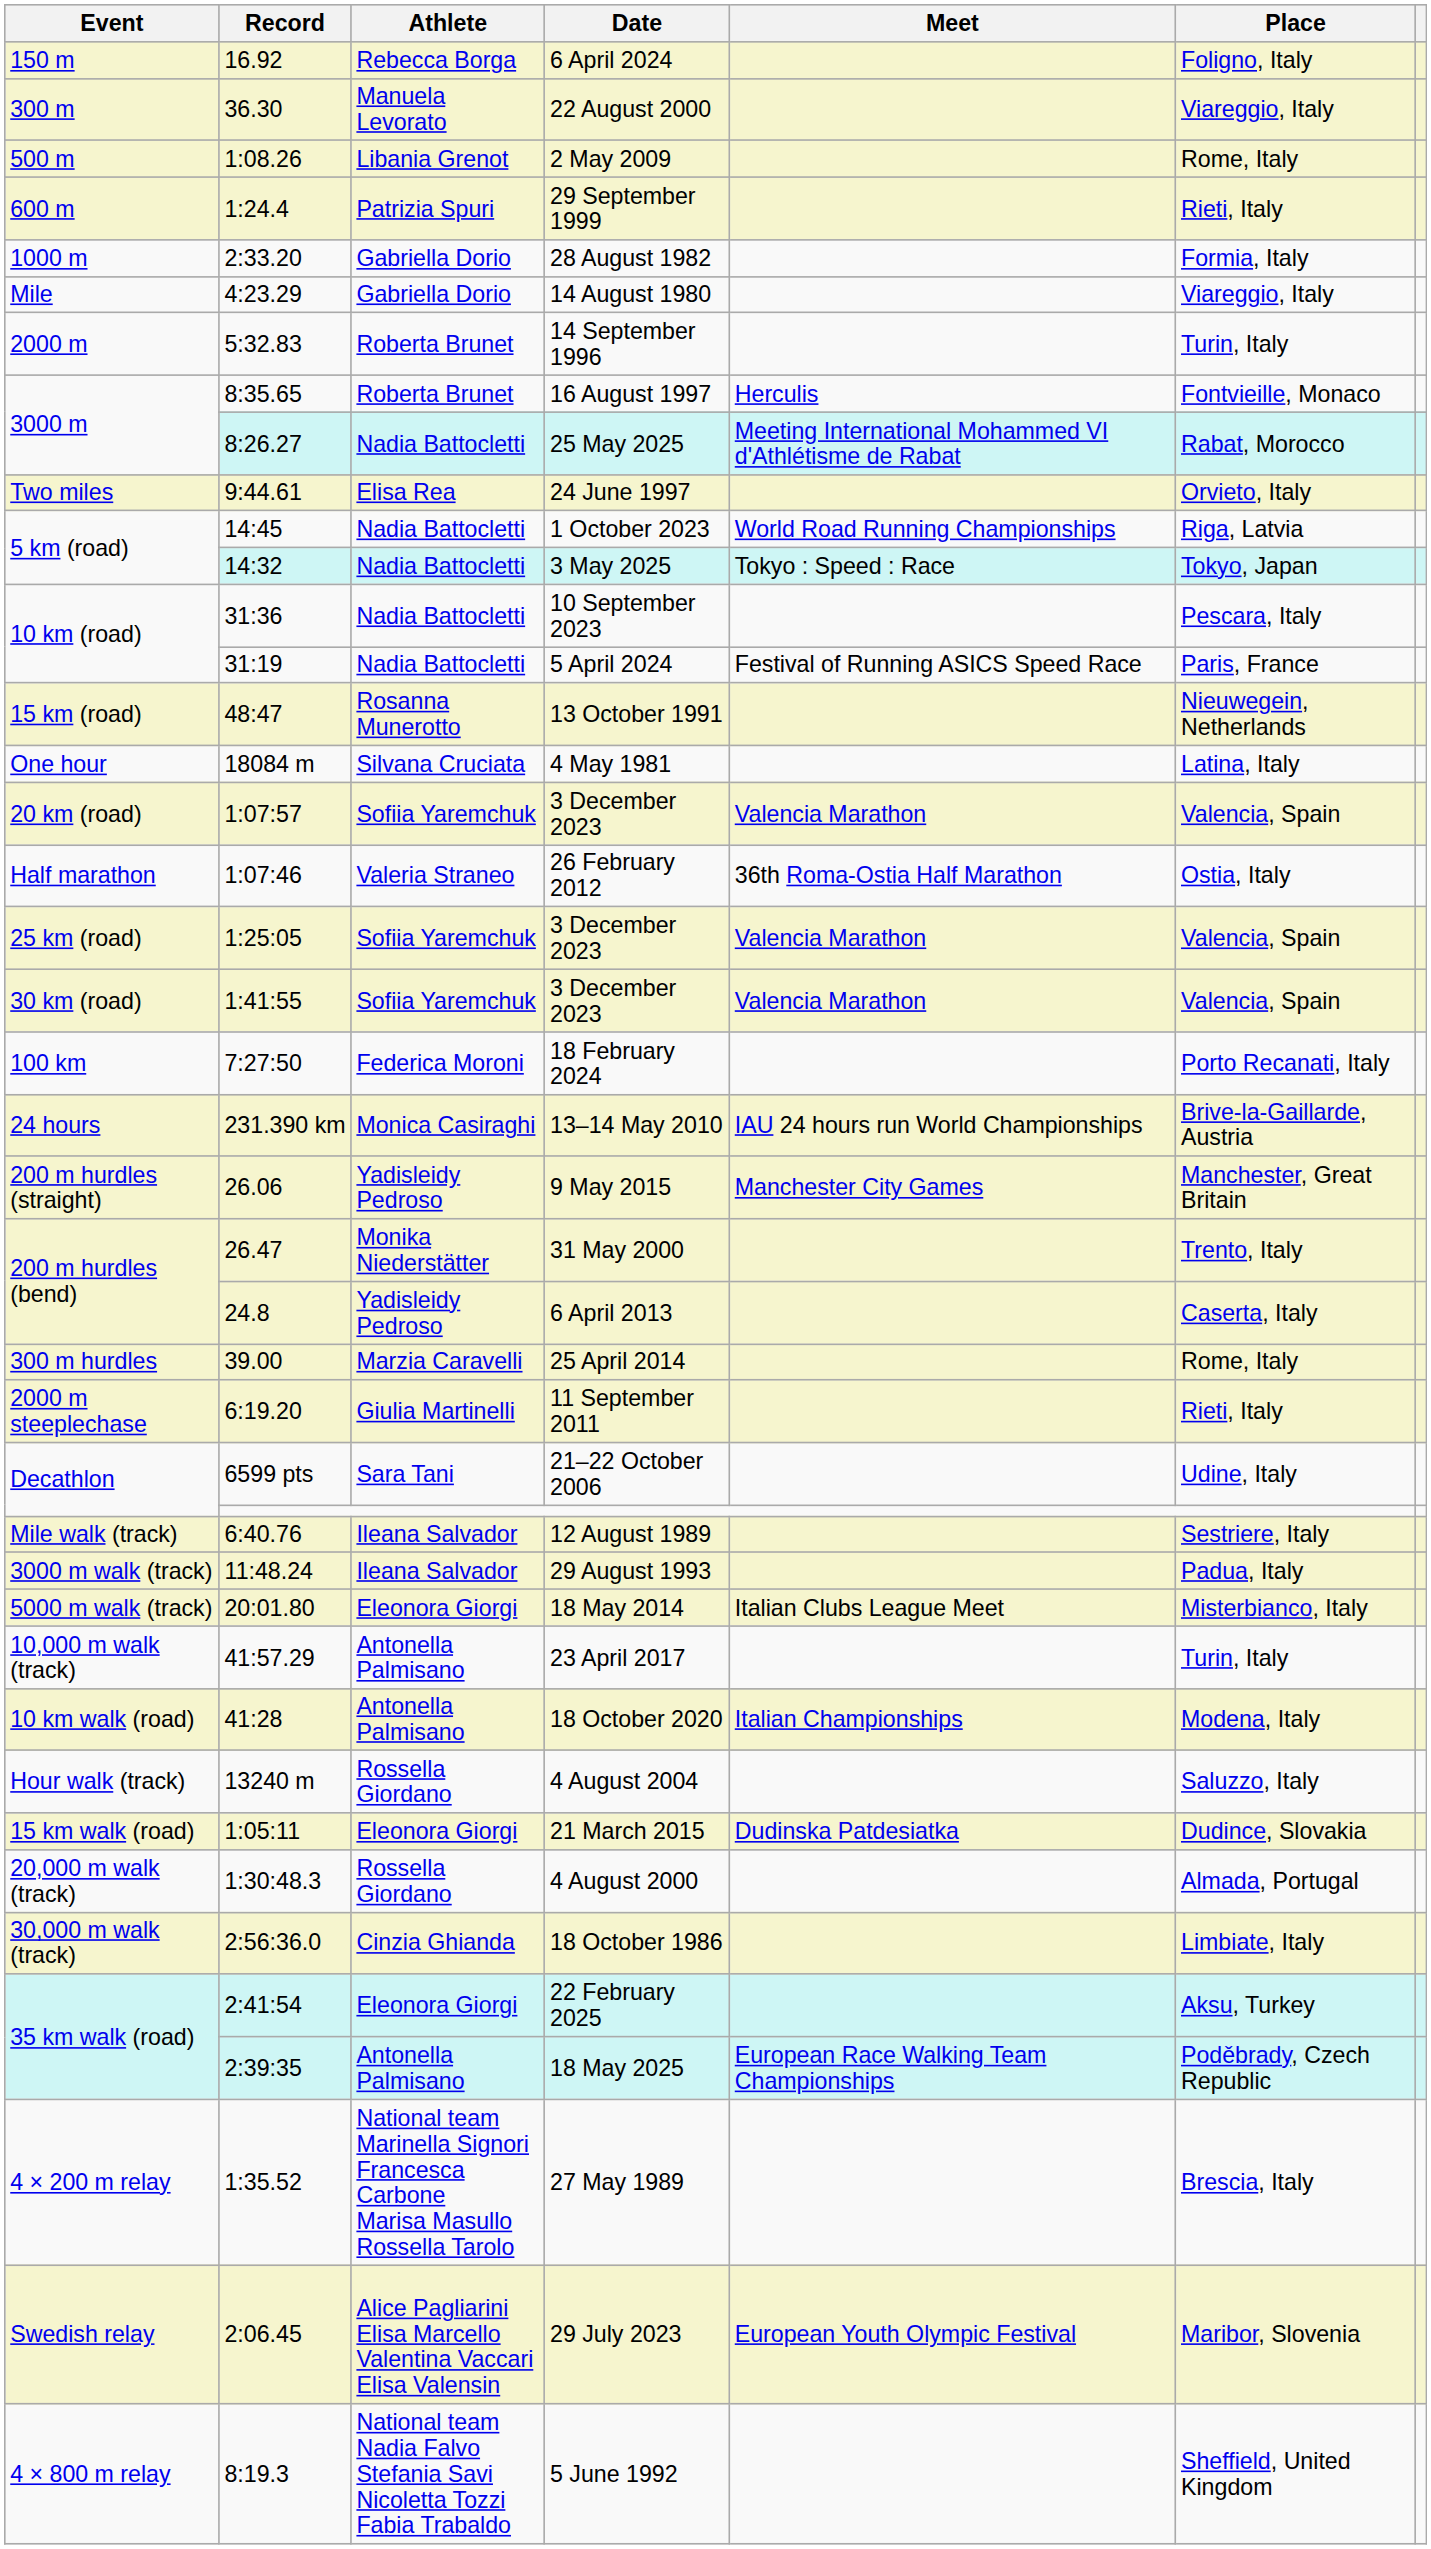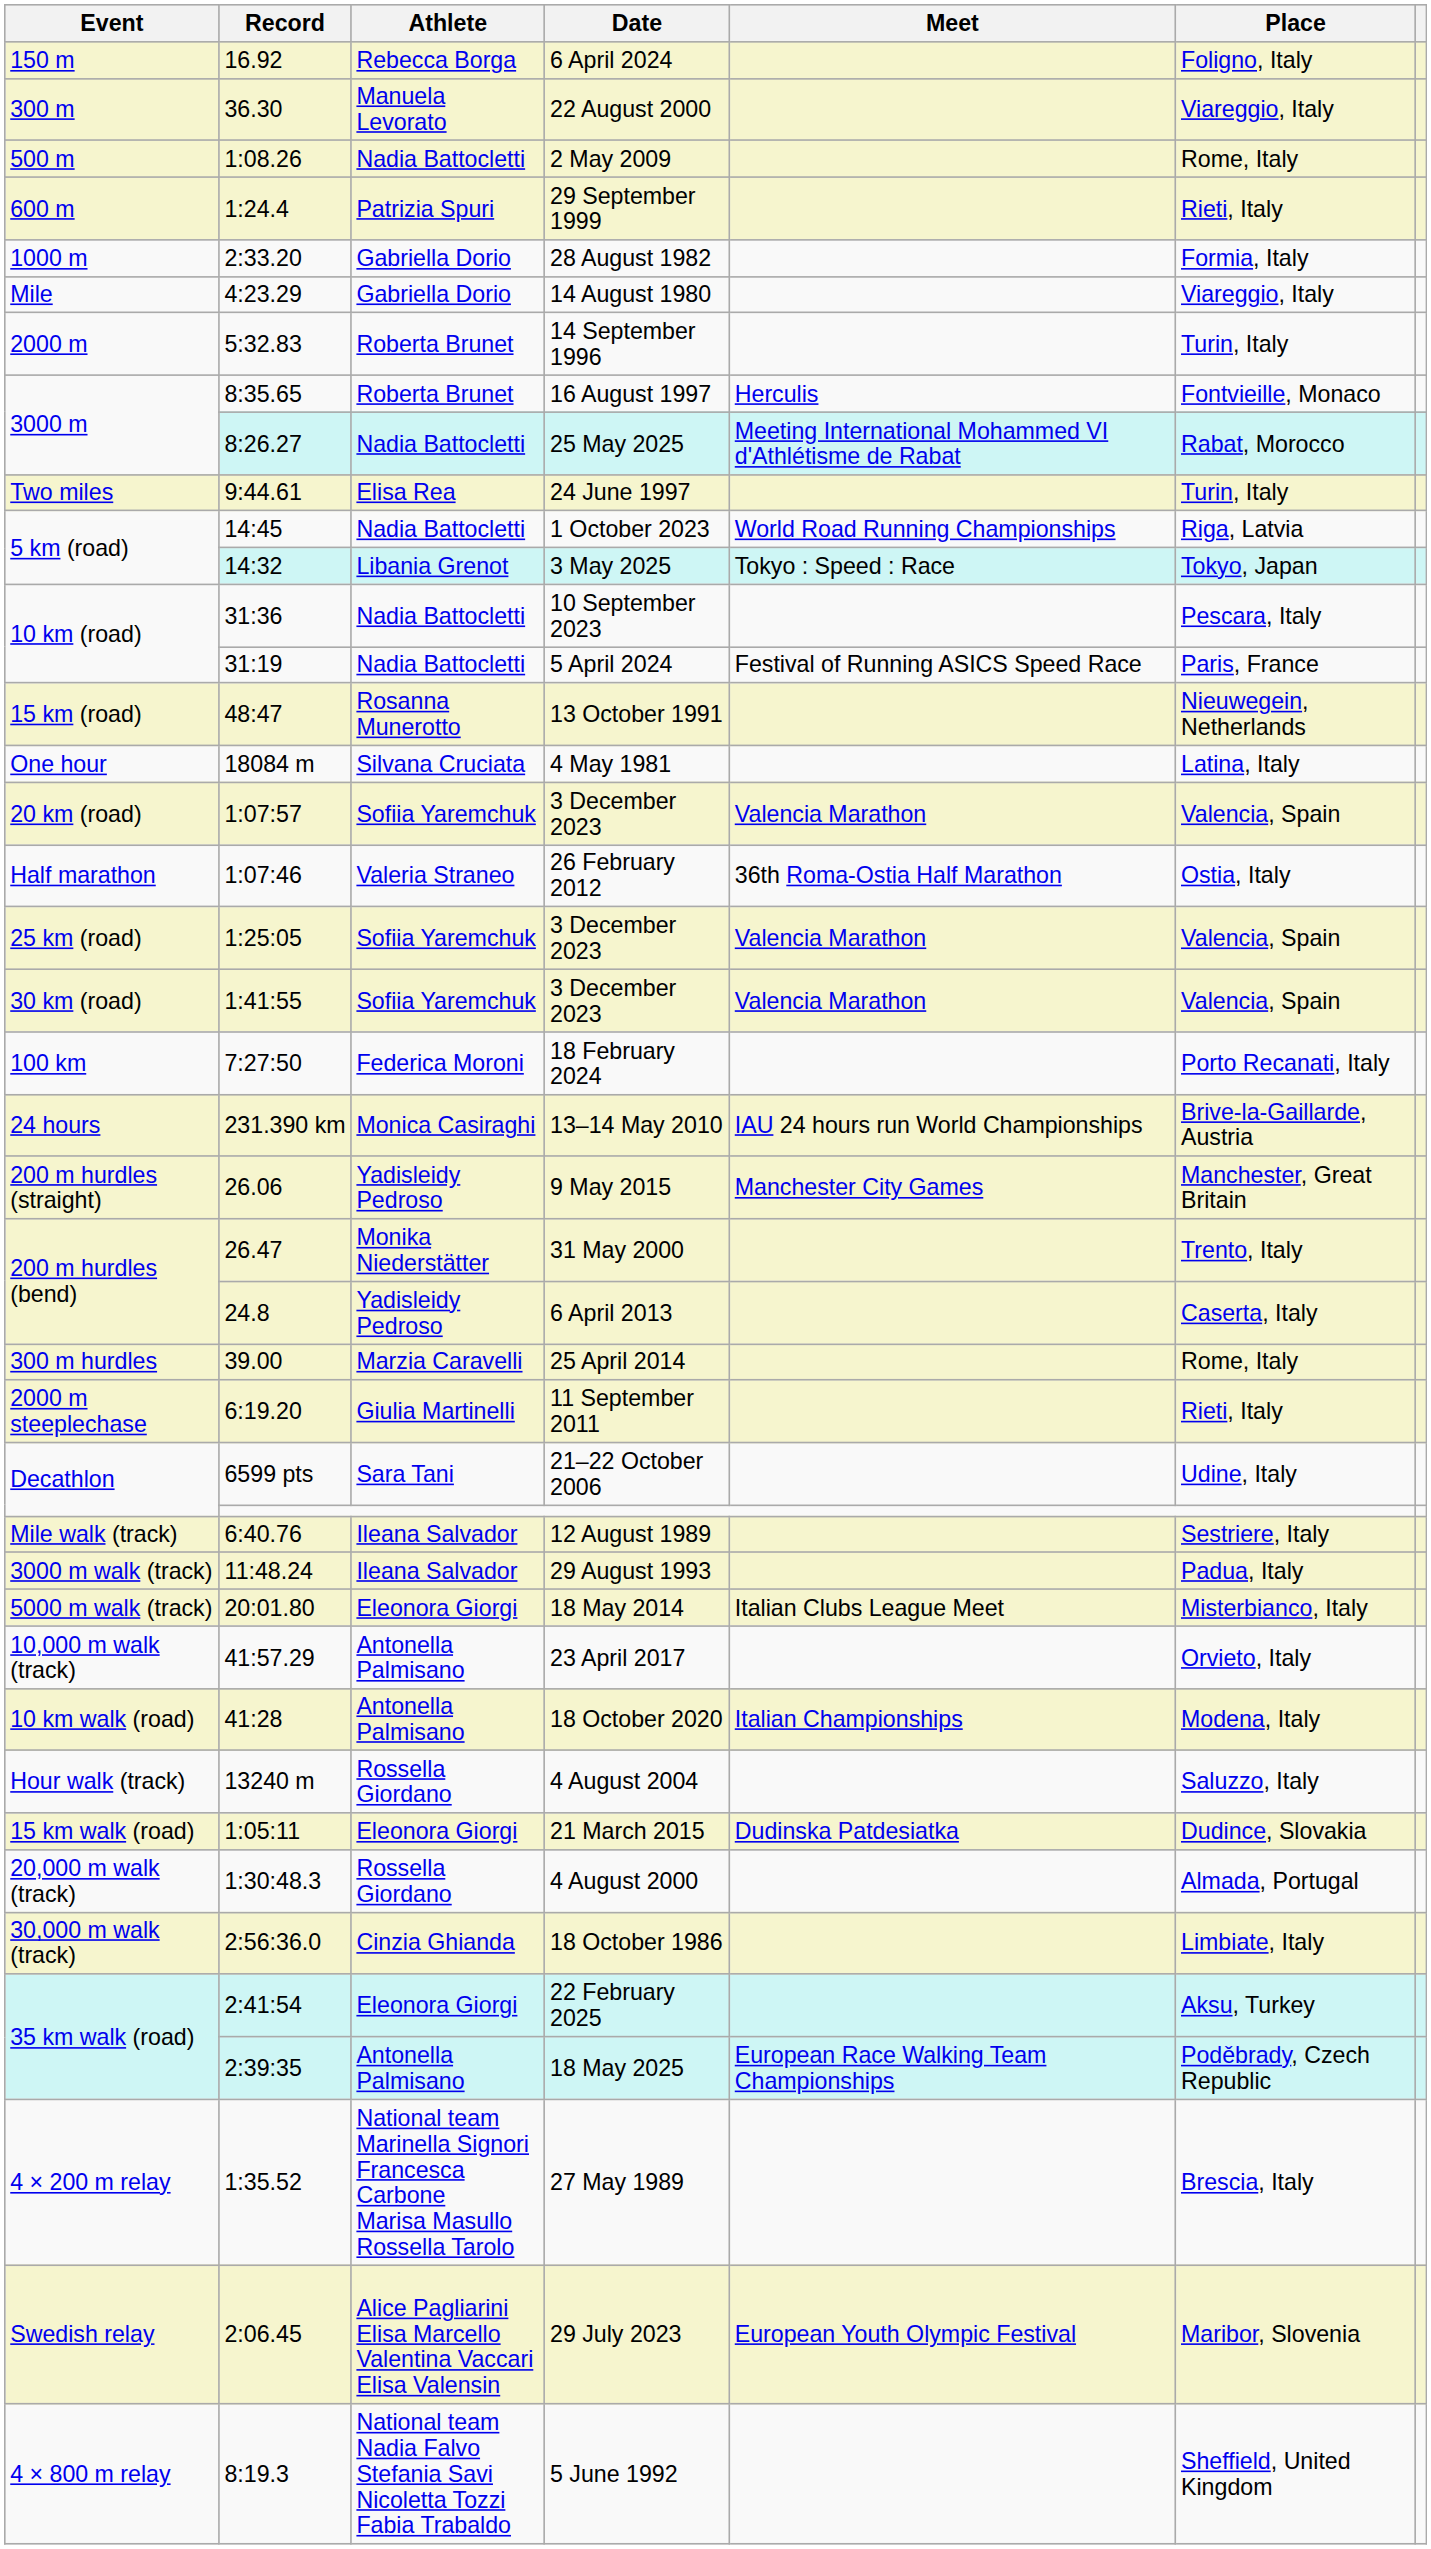(432, 159) Libania Grenot -> (441, 159) Nadia Battocletti
(1246, 493) Orvieto, Italy -> (1235, 493) Turin, Italy
(441, 566) Nadia Battocletti -> (432, 566) Libania Grenot
(1235, 1657) Turin, Italy -> (1246, 1657) Orvieto, Italy
